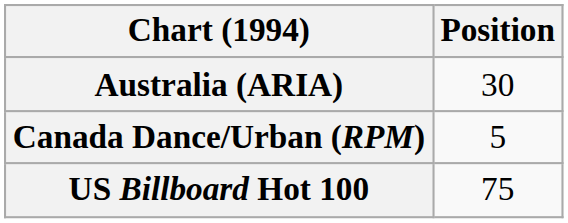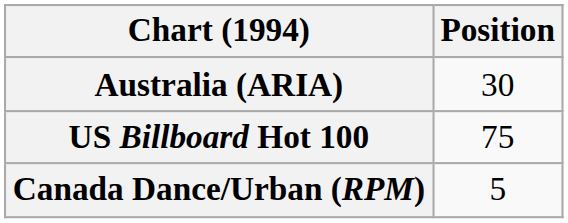rows swapped: (219, 136) <-> (219, 189)
